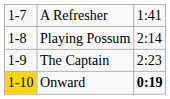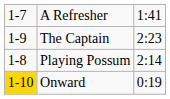rows swapped: (85, 37) <-> (75, 60)
(150, 82) bold -> (149, 82) normal
